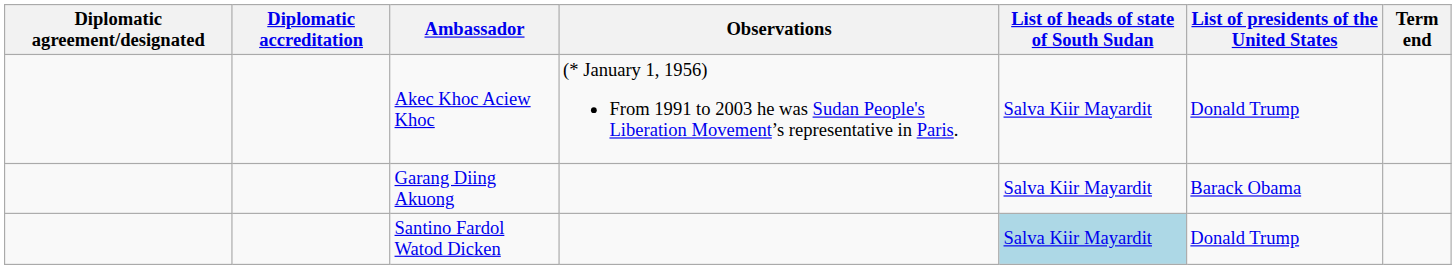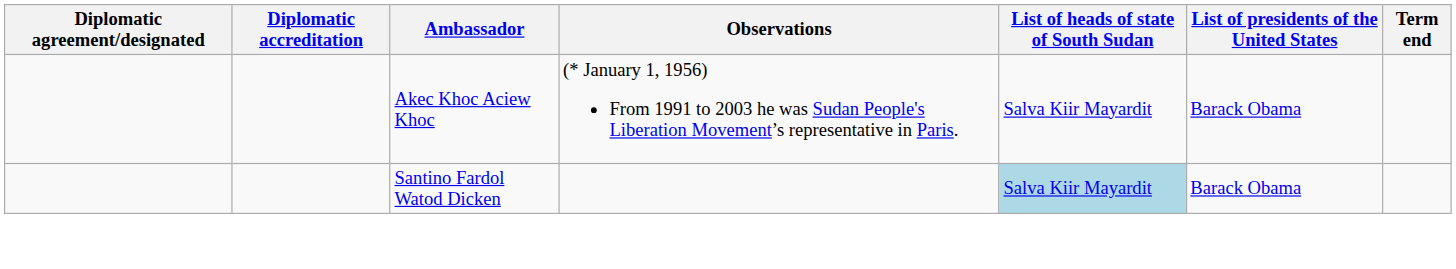(1245, 108) Donald Trump -> (1246, 108) Barack Obama
- row: (445, 188)
(1245, 238) Donald Trump -> (1246, 188) Barack Obama
